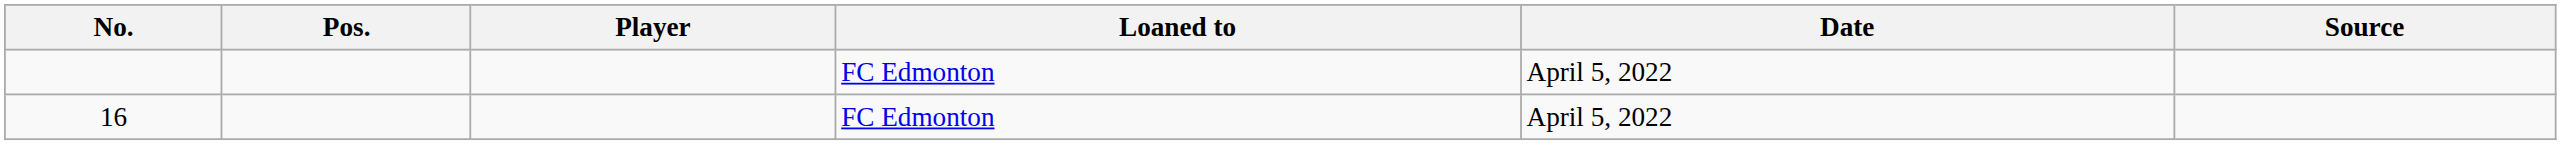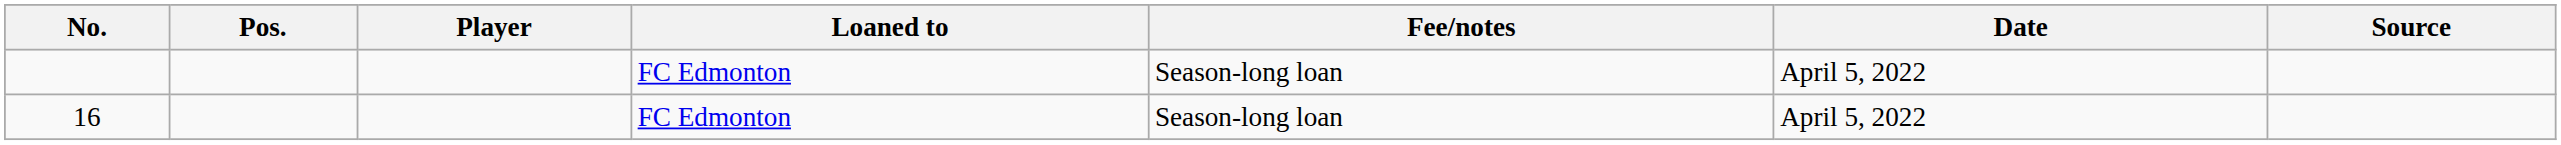+ column: (1461, 27)
